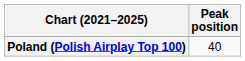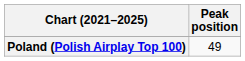(215, 46) 40 -> (215, 46) 49
